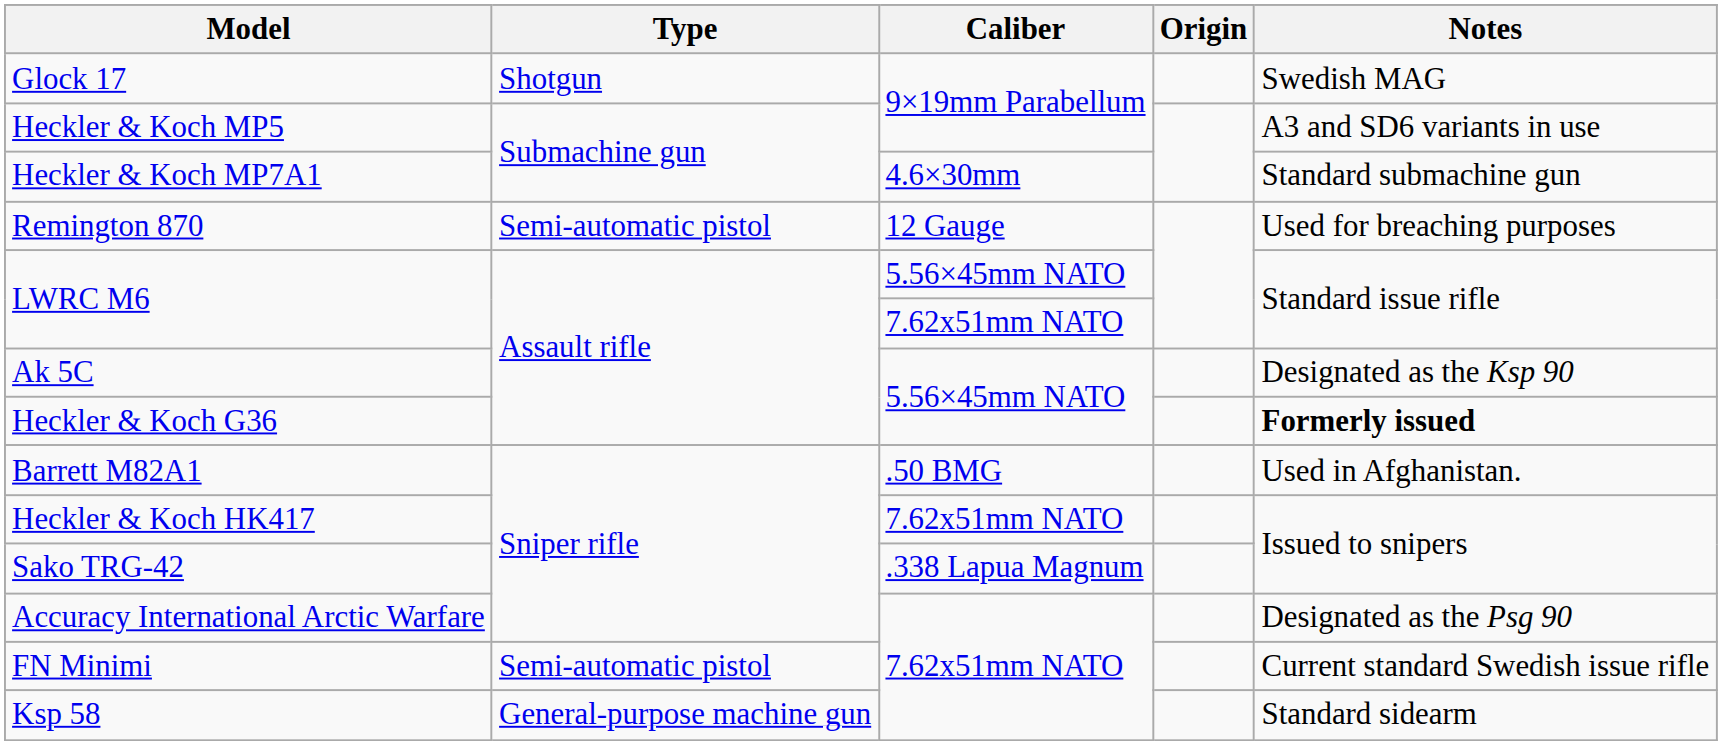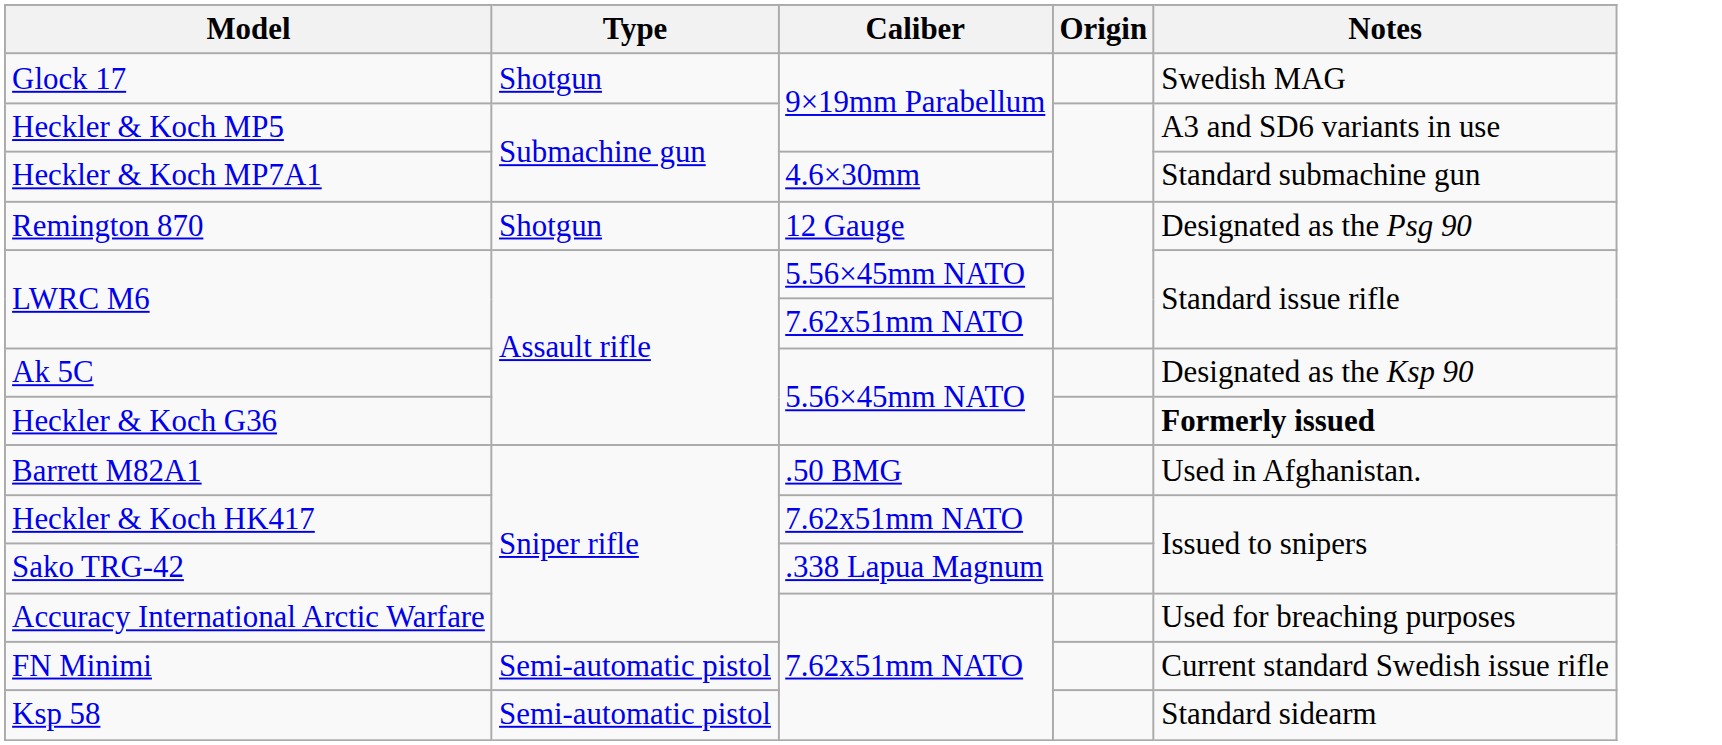(635, 224) Semi-automatic pistol -> (551, 224) Shotgun
(1439, 224) Used for breaching purposes -> (1317, 224) Designated as the Psg 90
(1417, 616) Designated as the Psg 90 -> (1338, 616) Used for breaching purposes
(685, 714) General-purpose machine gun -> (635, 714) Semi-automatic pistol
